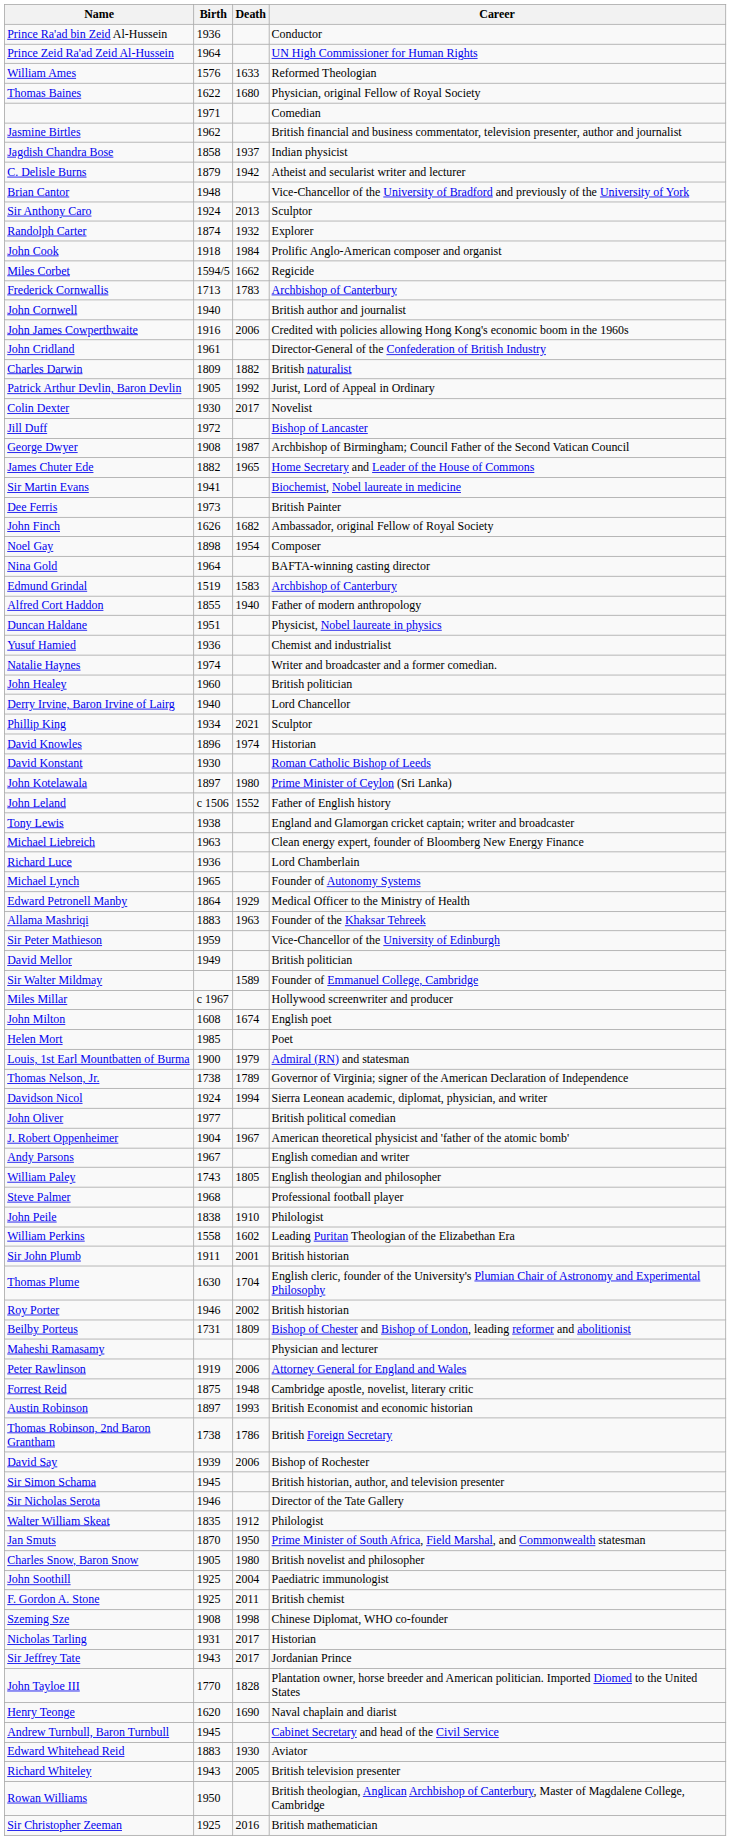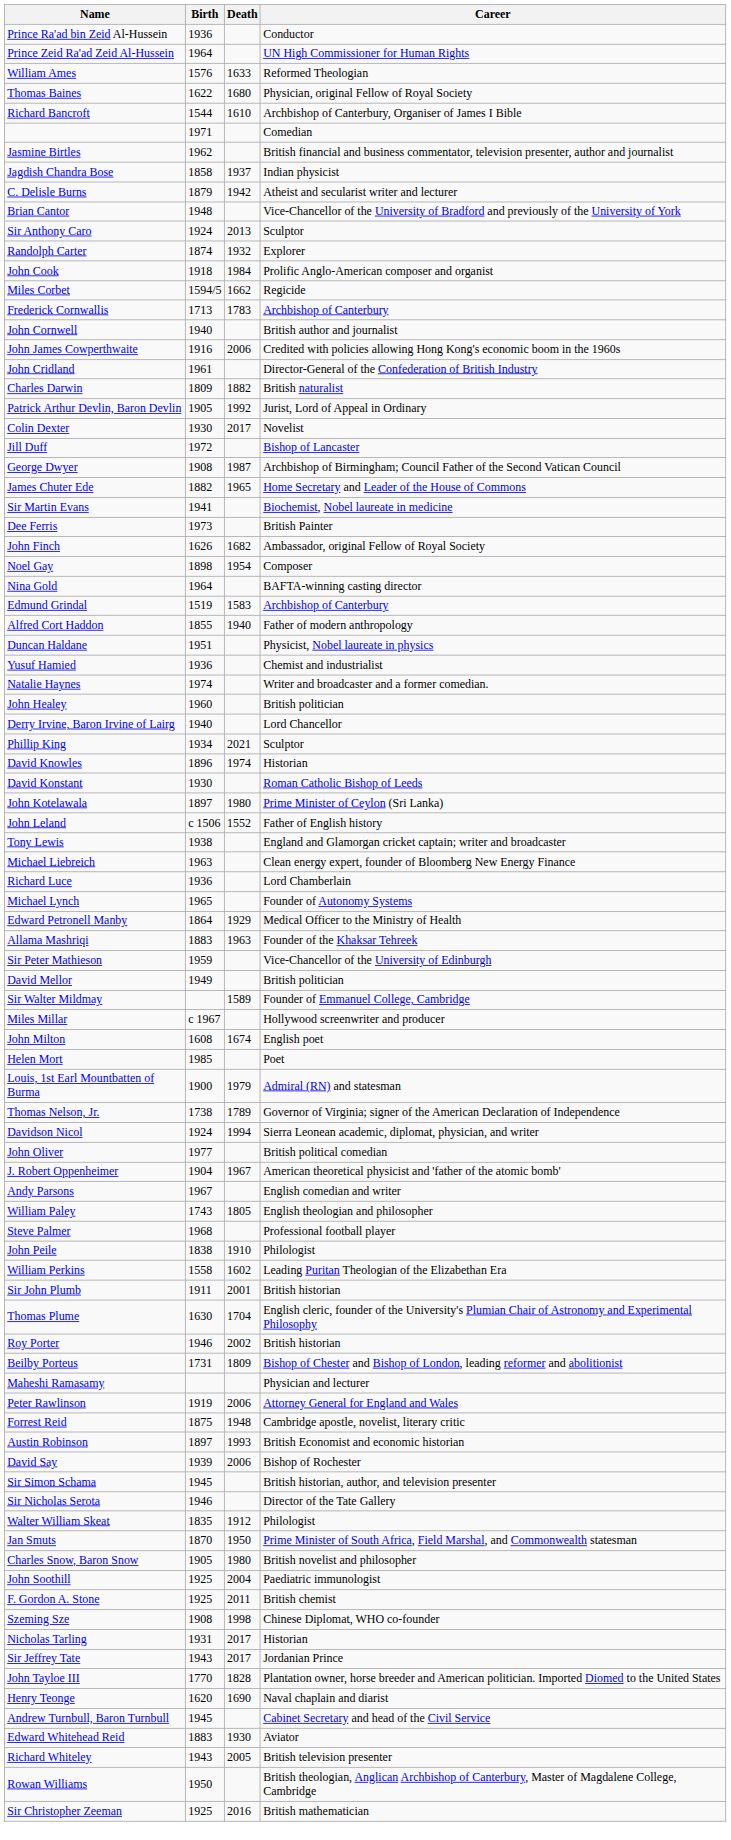+ row: (49, 113)
- row: (79, 1435)
